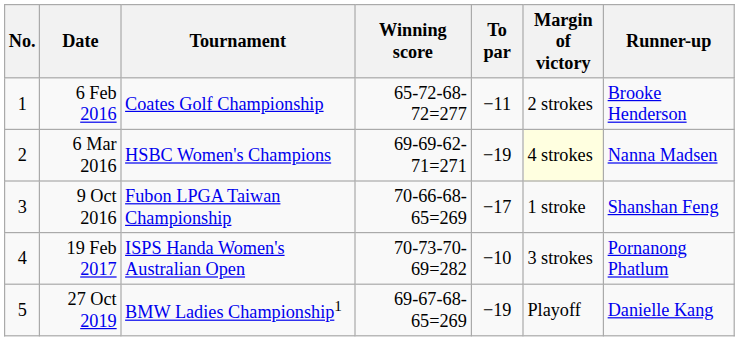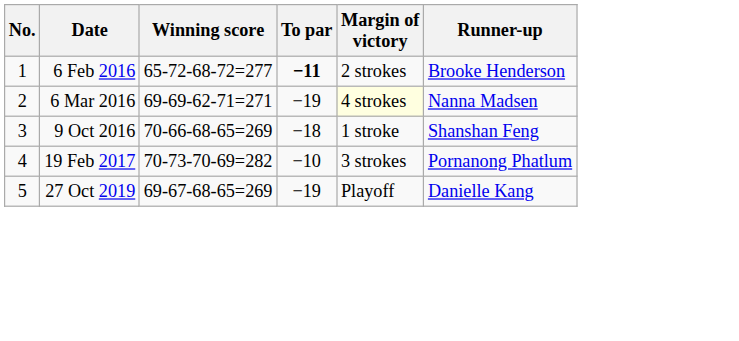- column: (238, 41)
(497, 103) normal -> (307, 71) bold
(497, 207) −17 -> (307, 131) −18
